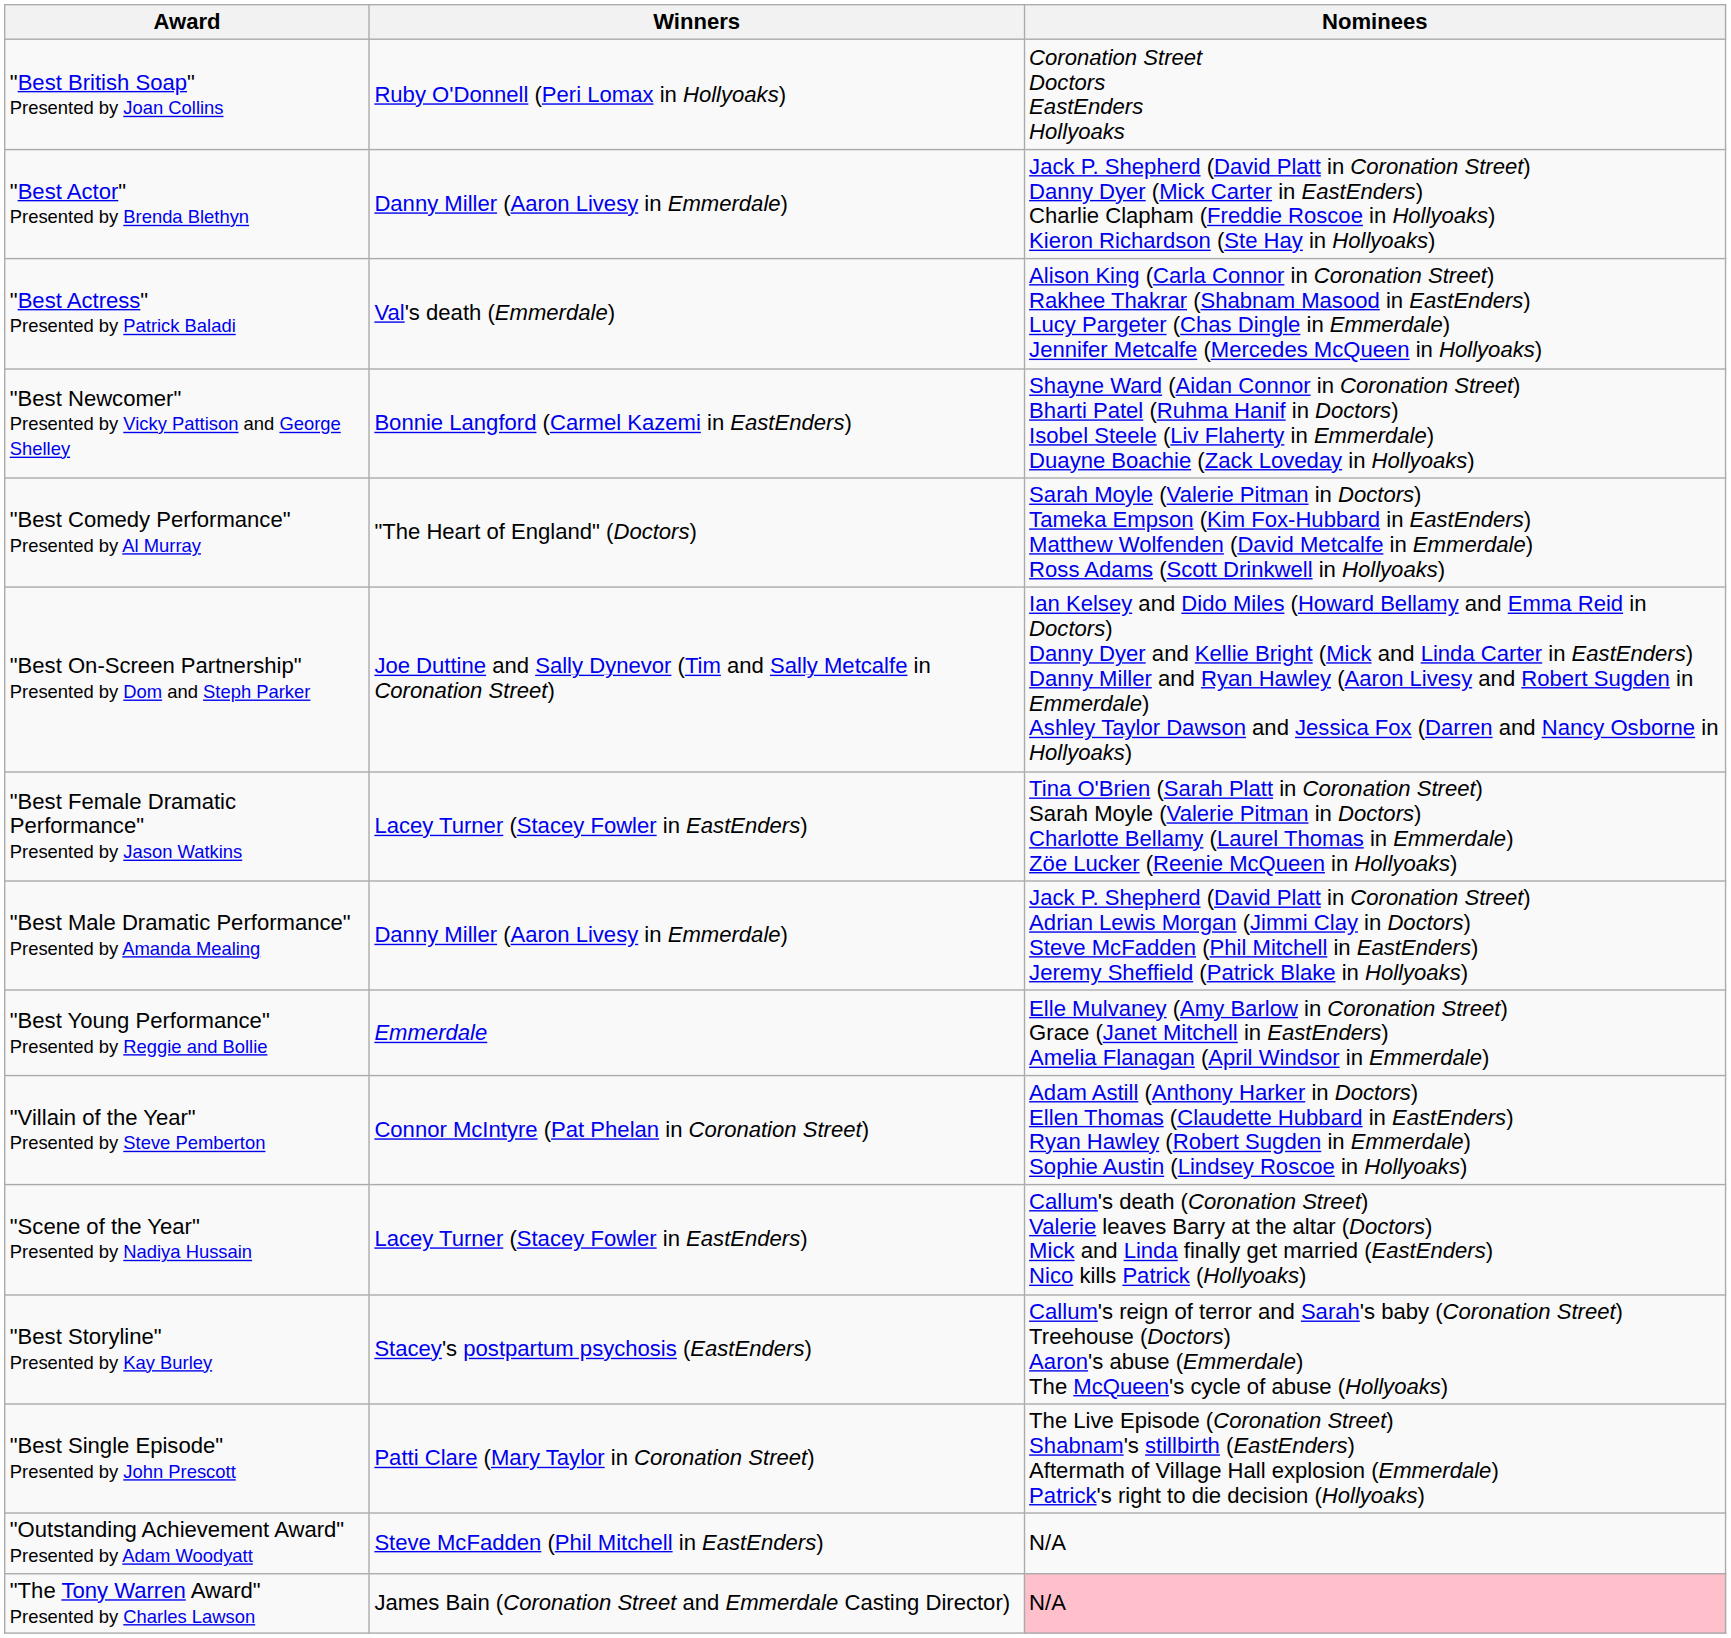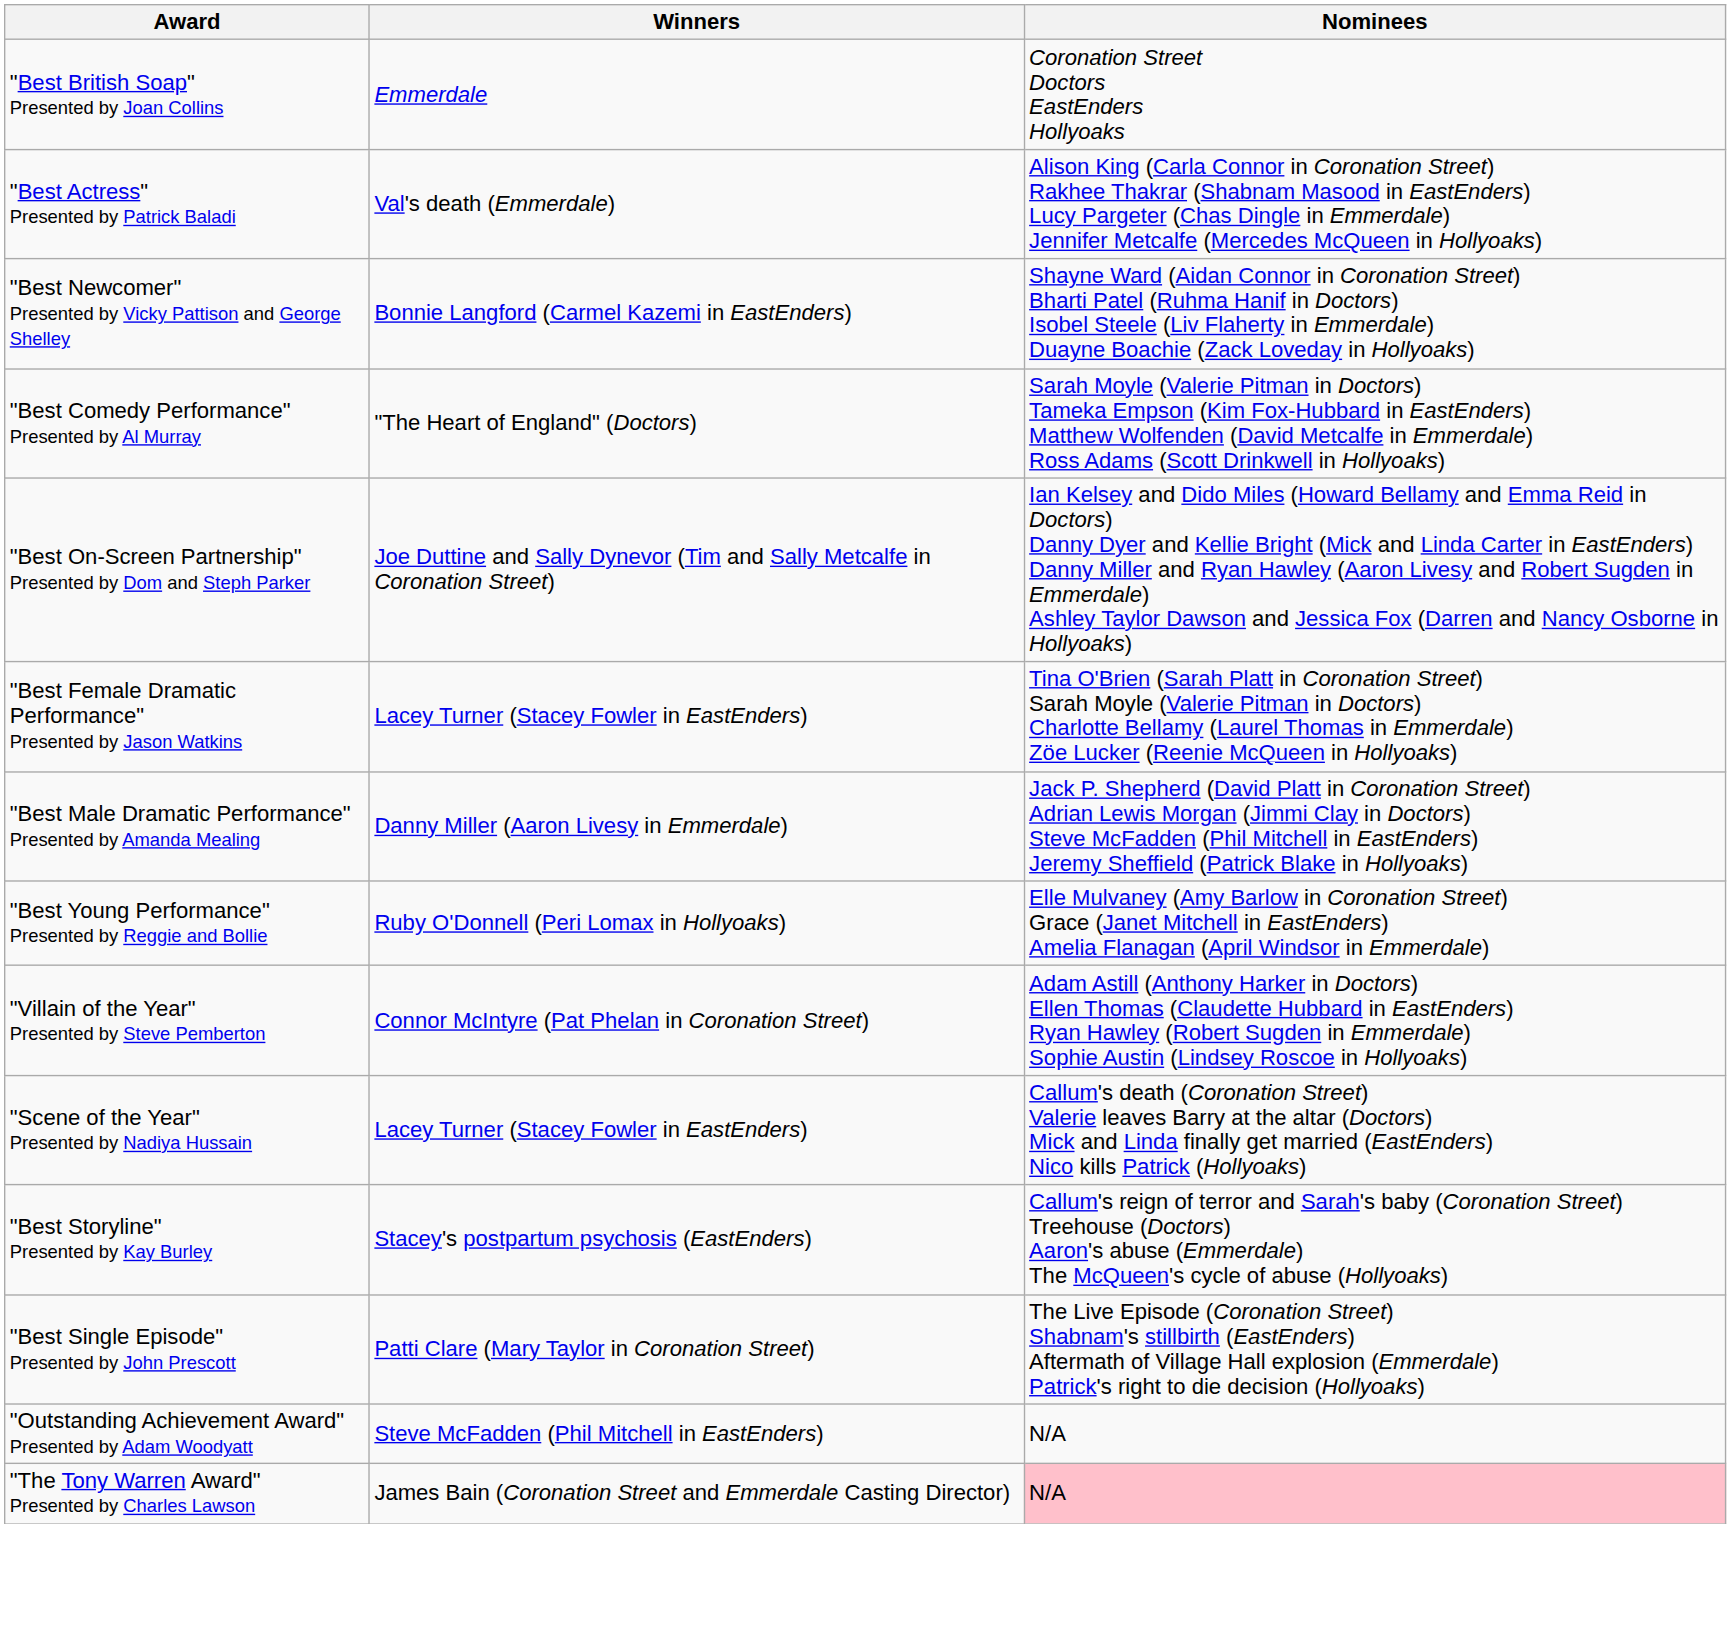(580, 94) Ruby O'Donnell (Peri Lomax in Hollyoaks) -> (431, 94) Emmerdale
- row: (129, 203)
(431, 1032) Emmerdale -> (580, 923) Ruby O'Donnell (Peri Lomax in Hollyoaks)
